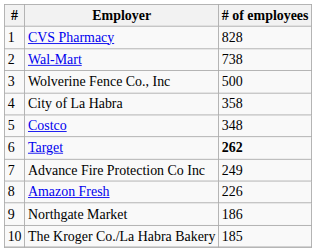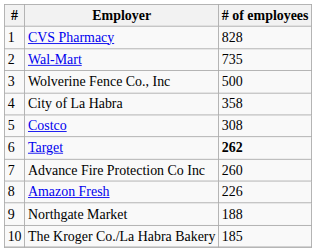(232, 59) 738 -> (232, 59) 735
(232, 125) 348 -> (232, 125) 308
(232, 170) 249 -> (232, 170) 260
(232, 214) 186 -> (232, 214) 188
